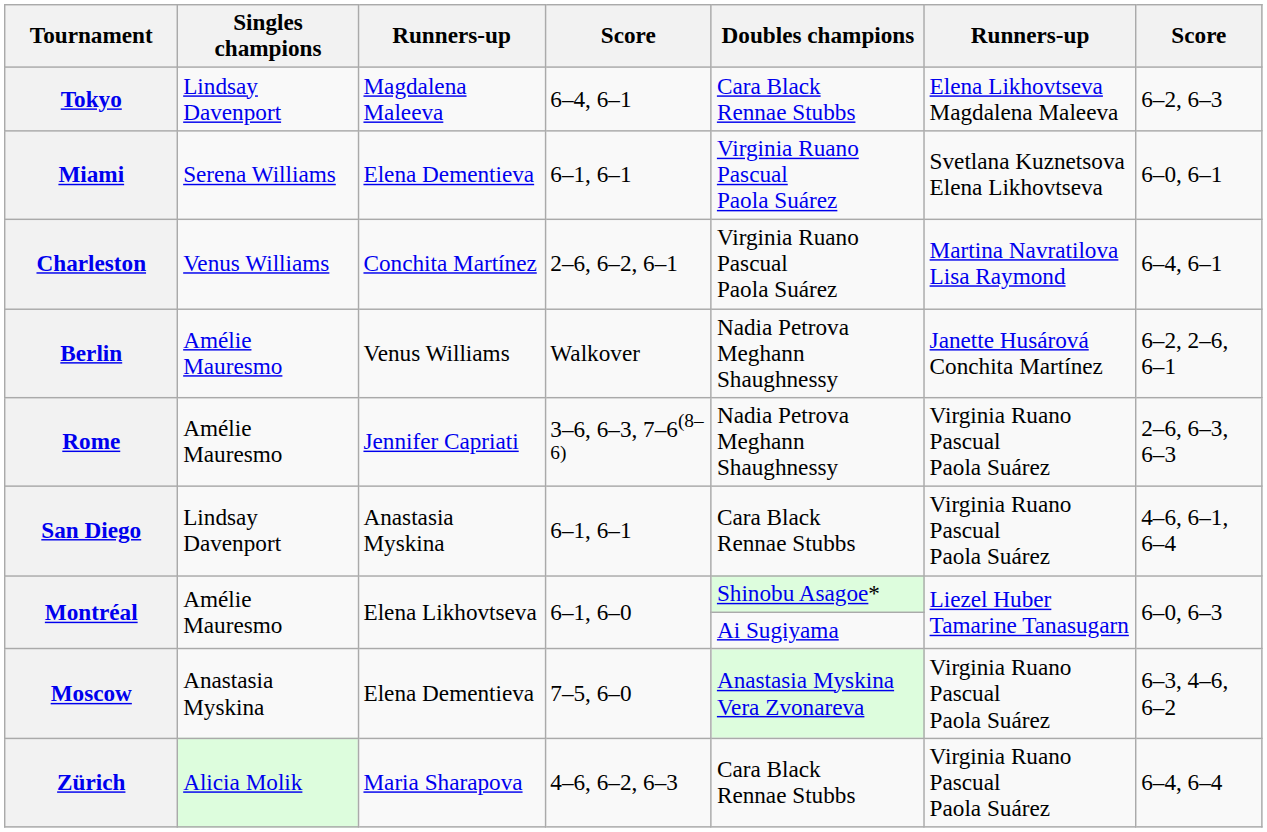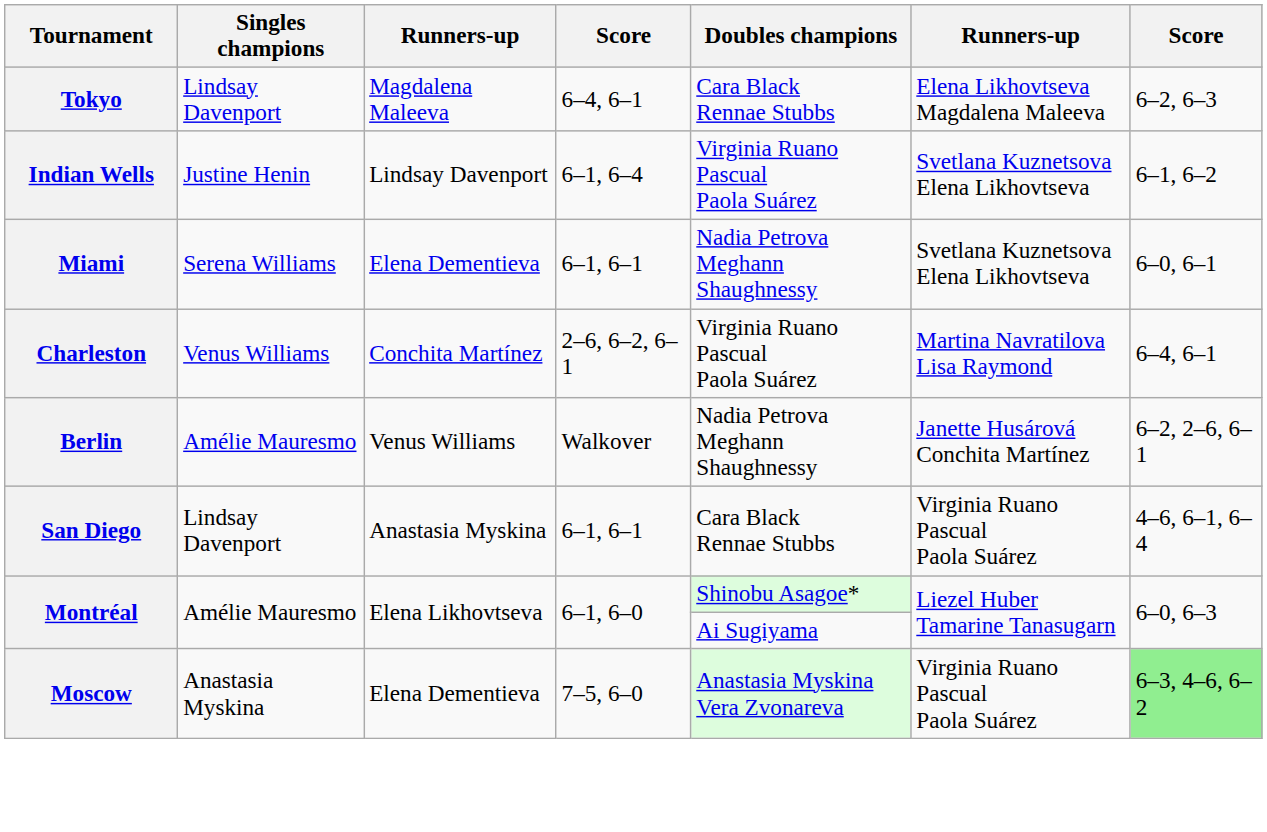+ row: (91, 174)
(788, 174) Virginia Ruano Pascual Paola Suárez -> (762, 263) Nadia Petrova Meghann Shaughnessy
- row: (91, 441)
(1185, 693) no background -> (1194, 693) lightgreen background
- row: (91, 782)
